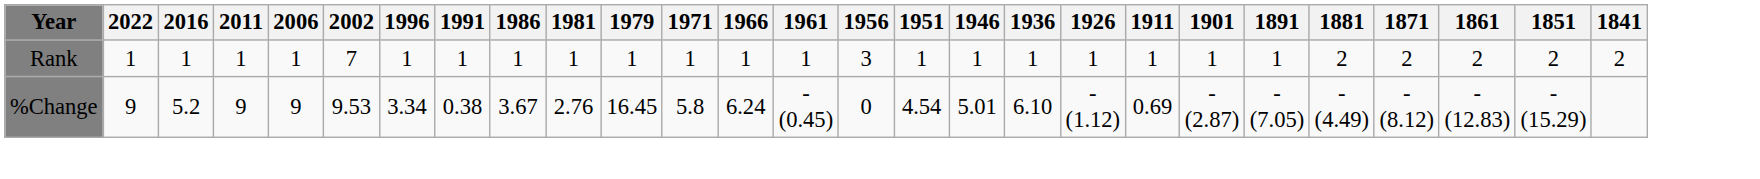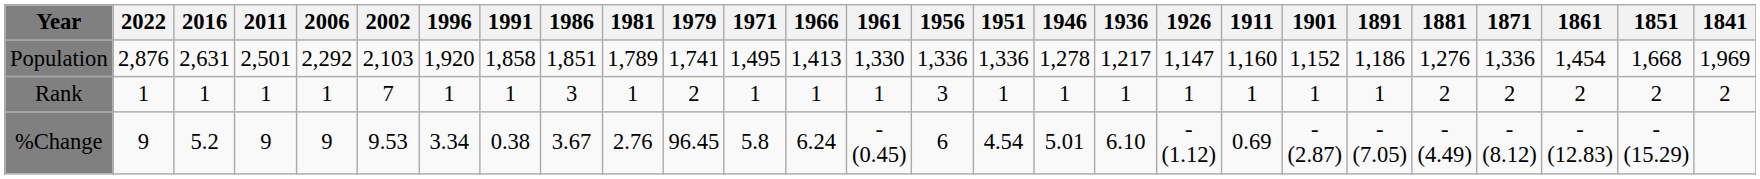+ row: (59, 58)
(518, 58) 1 -> (572, 93) 3
(632, 58) 1 -> (694, 93) 2
(632, 106) 16.45 -> (694, 142) 96.45
(866, 106) 0 -> (942, 142) 6
